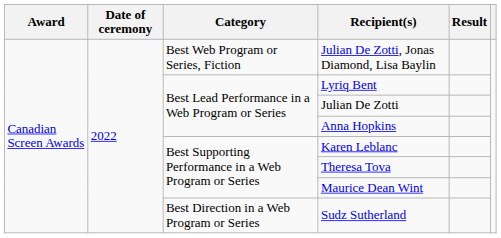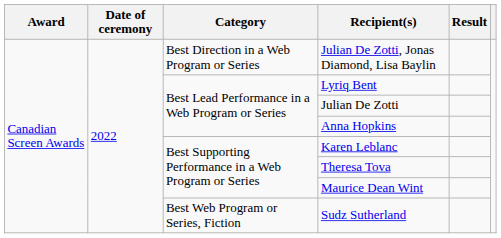(222, 57) Best Web Program or Series, Fiction -> (228, 57) Best Direction in a Web Program or Series
(228, 215) Best Direction in a Web Program or Series -> (222, 215) Best Web Program or Series, Fiction
